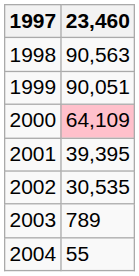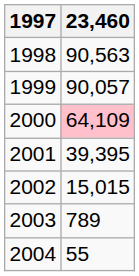(98, 87) 90,051 -> (98, 87) 90,057
(98, 187) 30,535 -> (98, 187) 15,015
